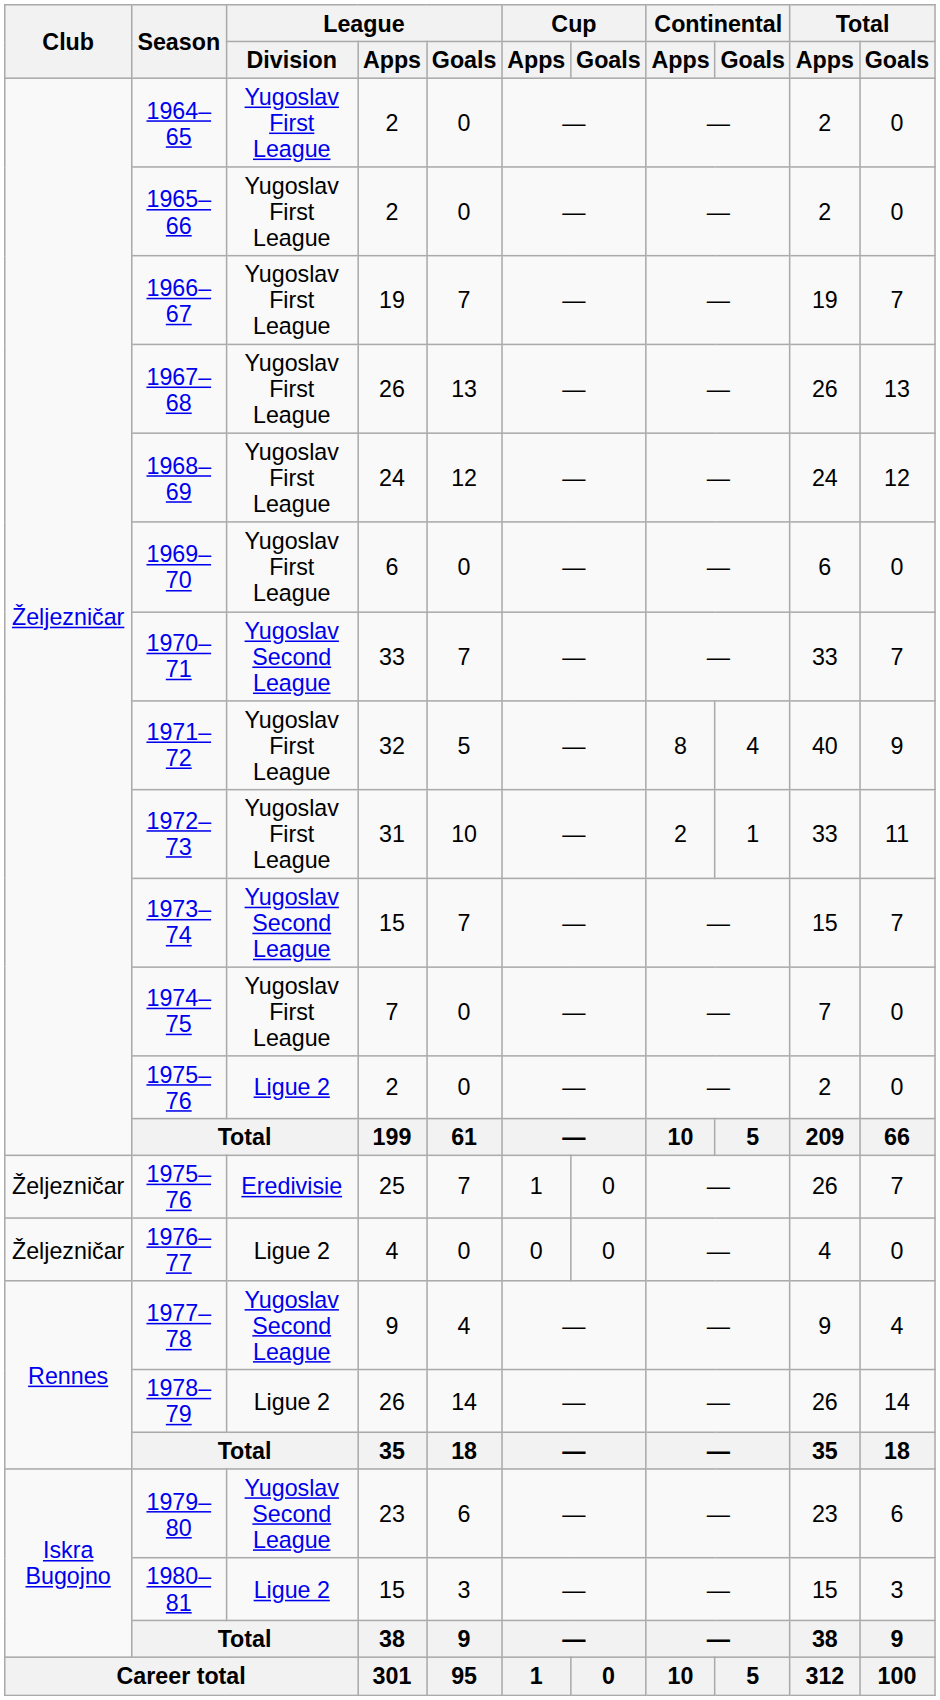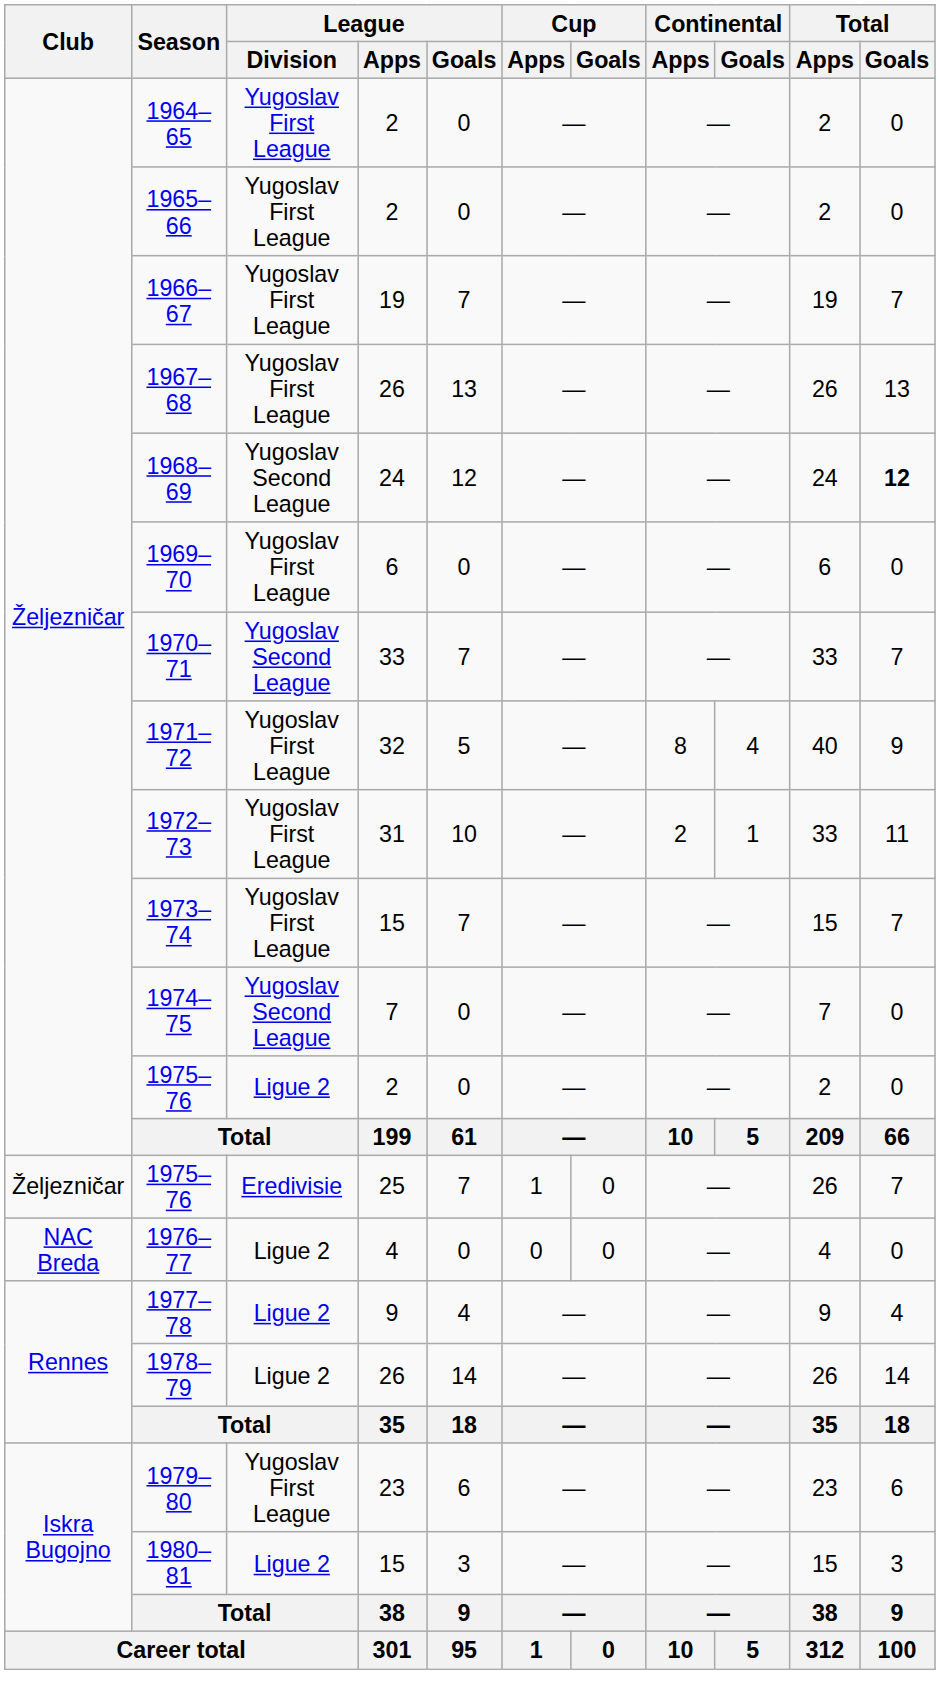(292, 478) Yugoslav First League -> (292, 478) Yugoslav Second League
(897, 478) normal -> (897, 478) bold
(292, 923) Yugoslav Second League -> (292, 923) Yugoslav First League
(292, 1011) Yugoslav First League -> (292, 1011) Yugoslav Second League
(68, 1250) Željezničar -> (68, 1250) NAC Breda
(292, 1325) Yugoslav Second League -> (292, 1312) Ligue 2
(292, 1514) Yugoslav Second League -> (292, 1488) Yugoslav First League
